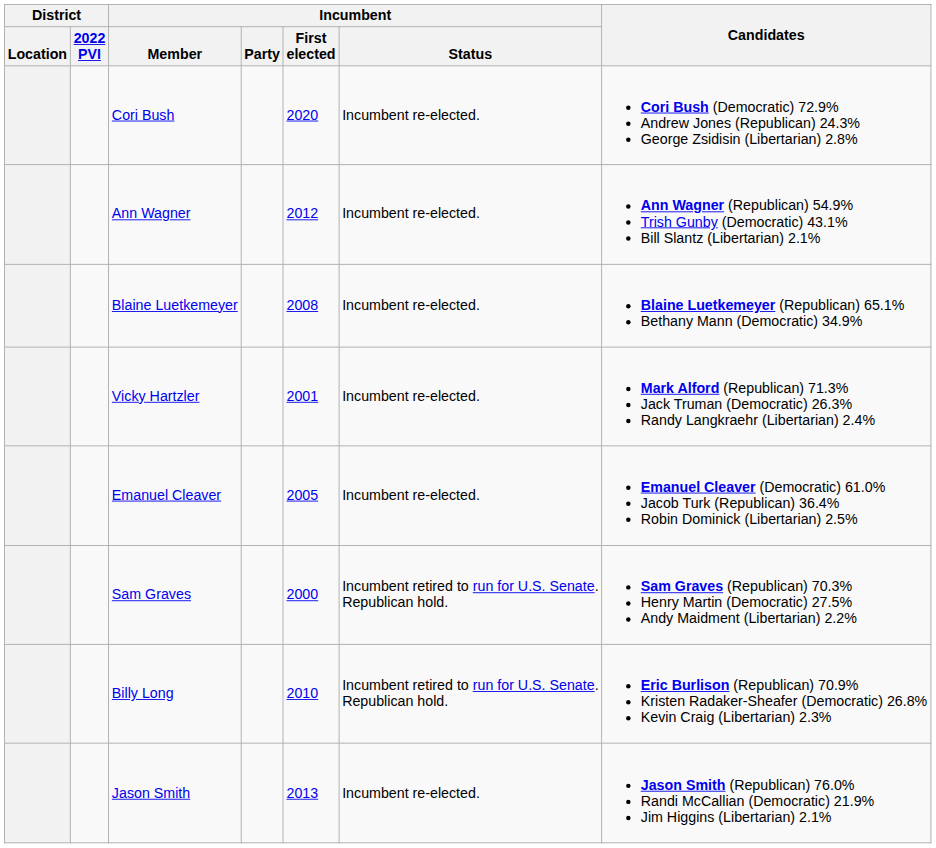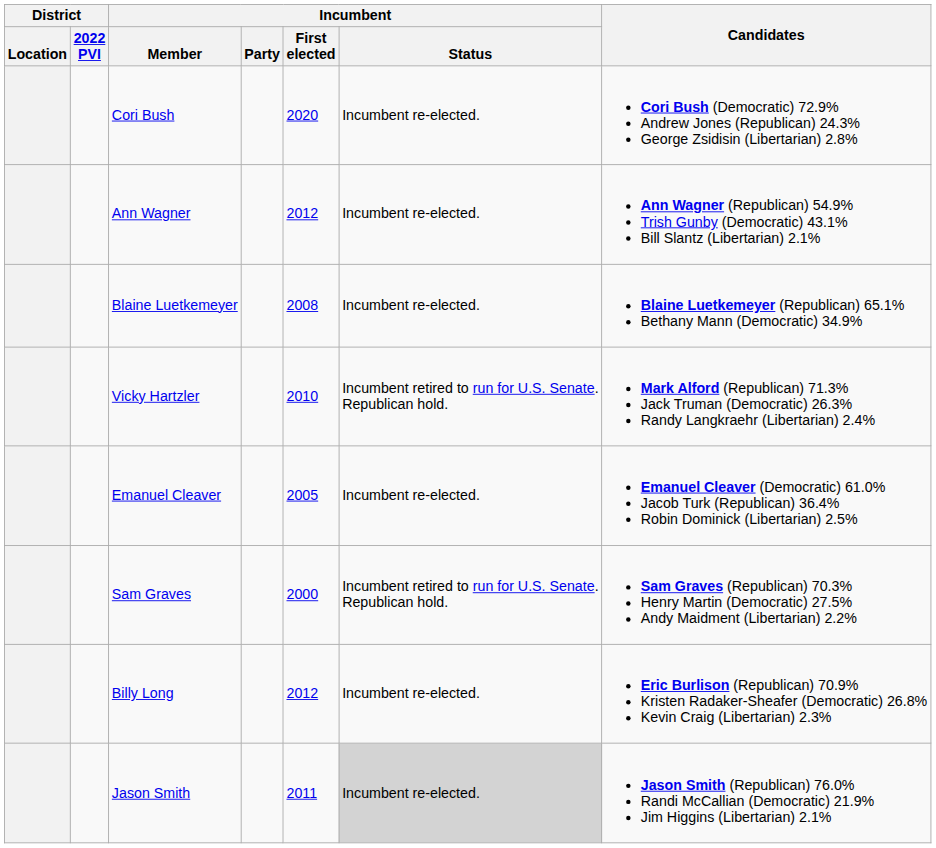(302, 396) 2001 -> (302, 396) 2010
(411, 396) Incumbent re-elected. -> (470, 396) Incumbent retired to run for U.S. Senate. Republican hold.
(302, 693) 2010 -> (302, 693) 2012
(470, 693) Incumbent retired to run for U.S. Senate. Republican hold. -> (411, 693) Incumbent re-elected.
(302, 793) 2013 -> (302, 793) 2011
(411, 793) no background -> (411, 793) lightgrey background
